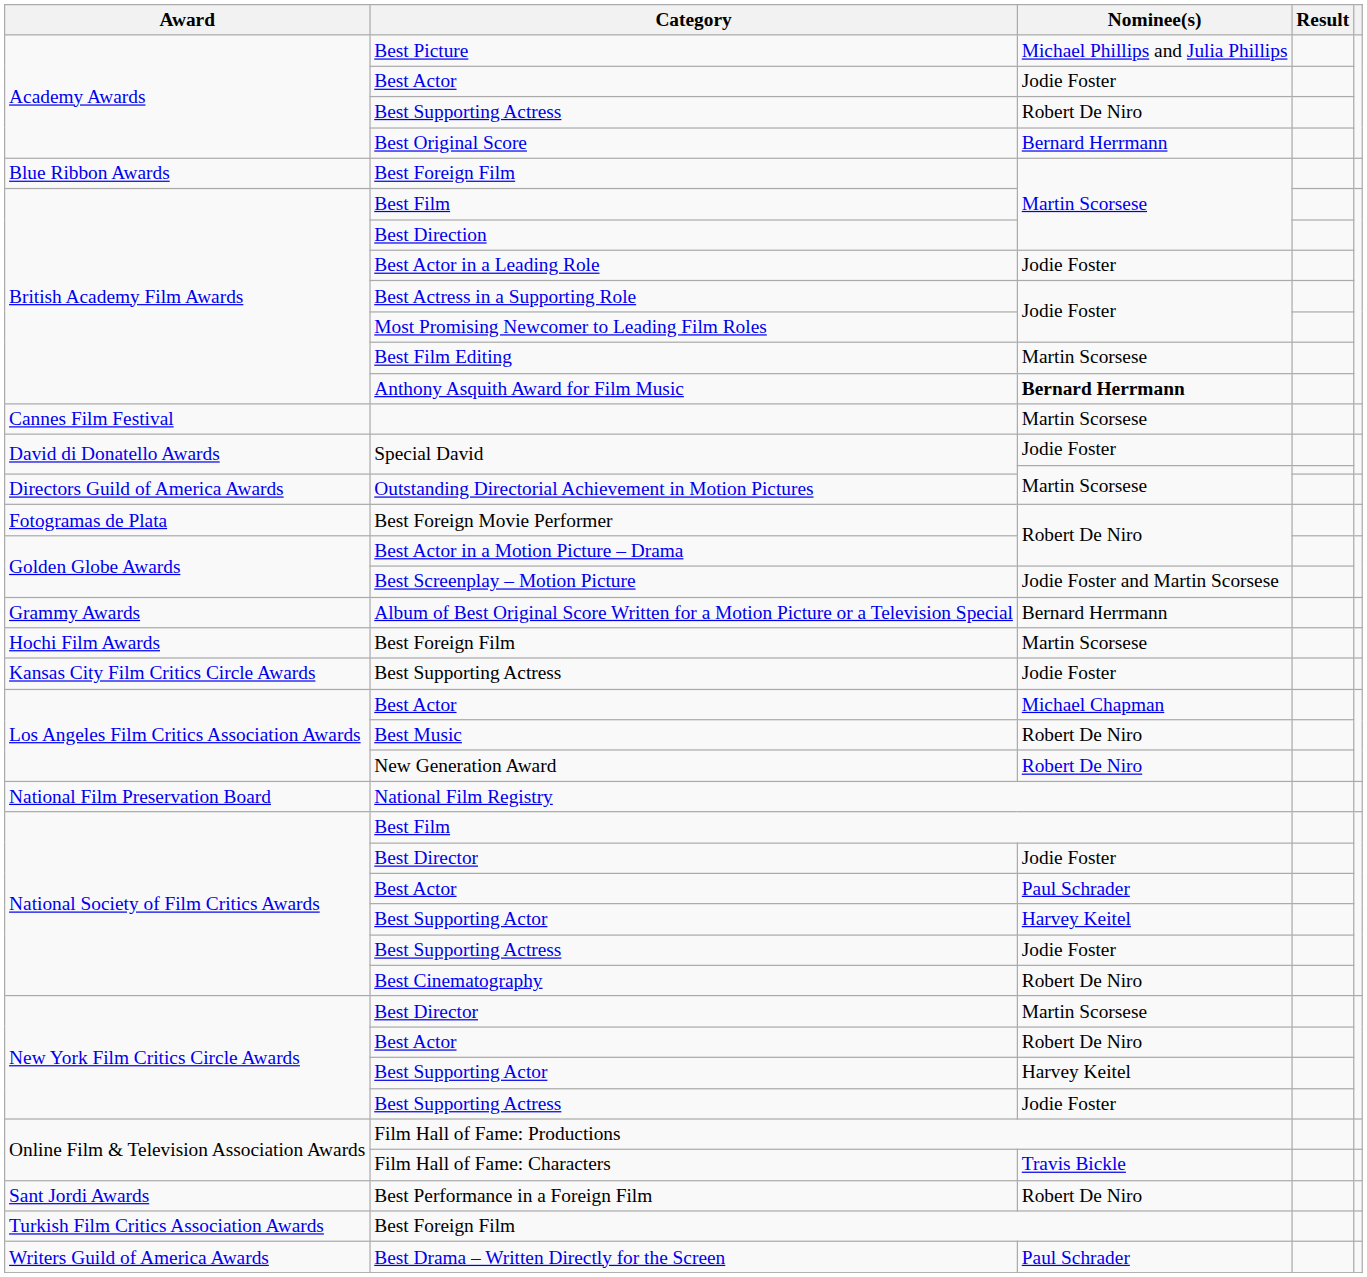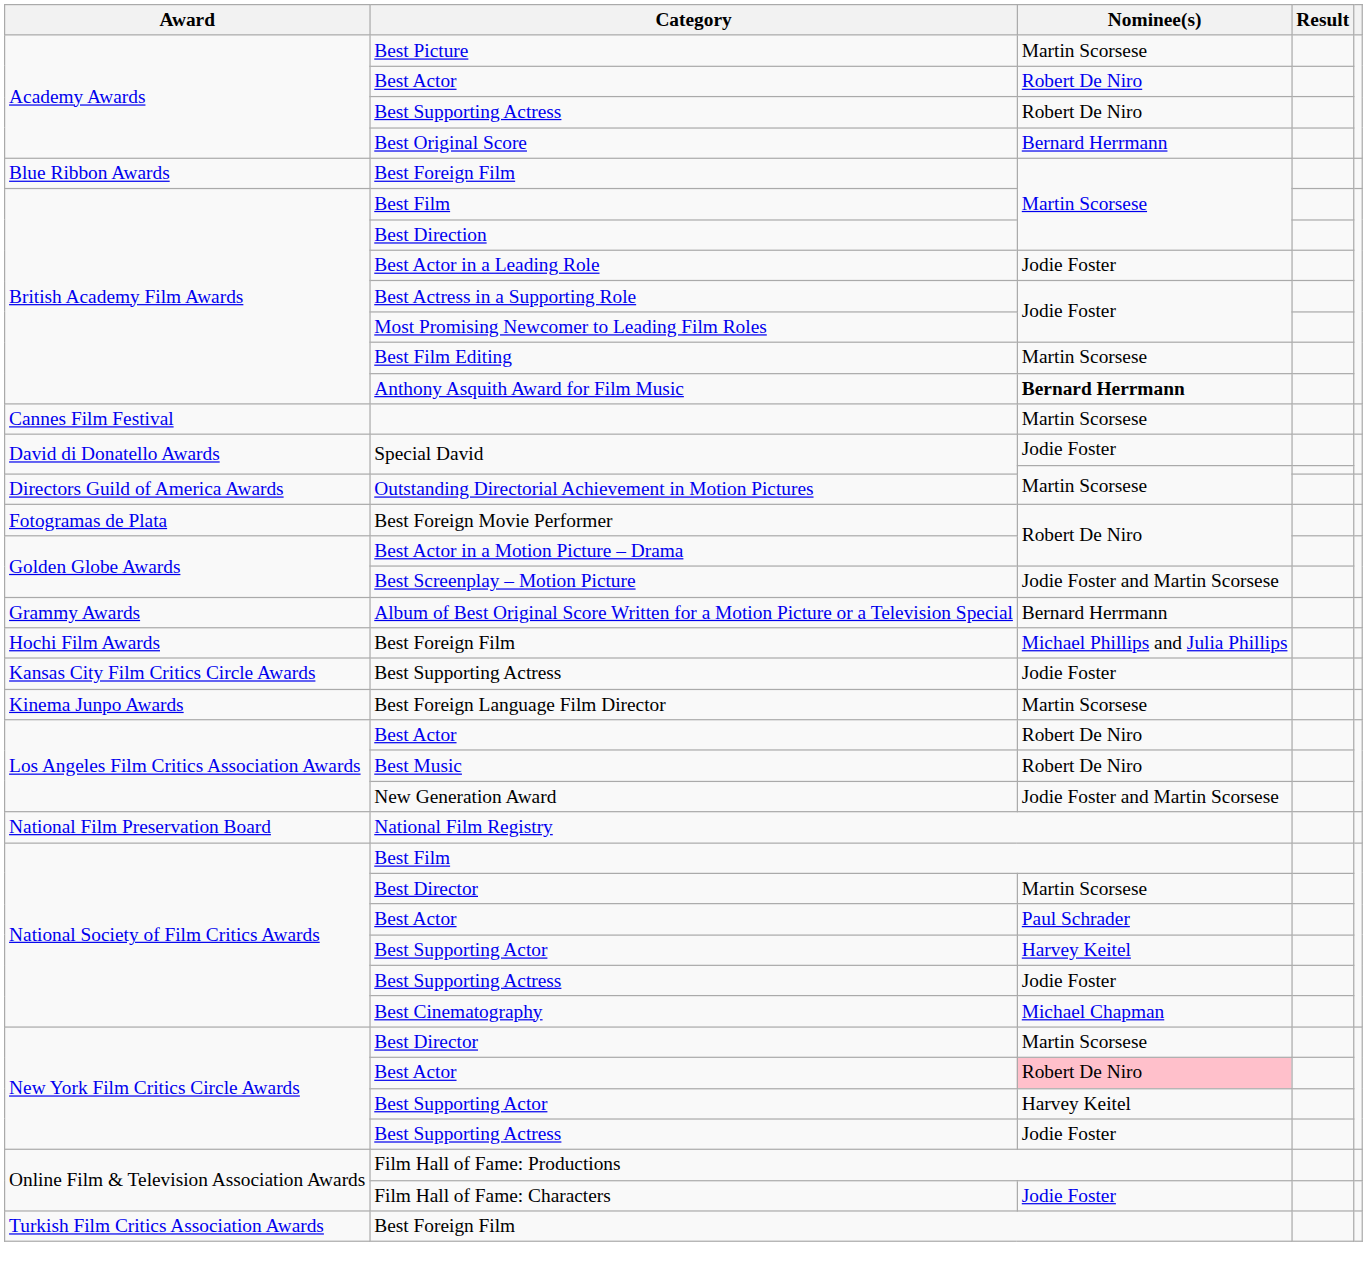(1155, 50) Michael Phillips and Julia Phillips -> (1084, 50) Martin Scorsese
(1069, 81) Jodie Foster -> (1082, 81) Robert De Niro
(1084, 642) Martin Scorsese -> (1155, 642) Michael Phillips and Julia Phillips
+ row: (96, 704)
(1093, 704) Michael Chapman -> (1082, 734) Robert De Niro
(1082, 765) Robert De Niro -> (1150, 796) Jodie Foster and Martin Scorsese
(1069, 857) Jodie Foster -> (1084, 888) Martin Scorsese
(1082, 980) Robert De Niro -> (1093, 1011) Michael Chapman
(1082, 1041) no background -> (1082, 1072) pink background
(1074, 1164) Travis Bickle -> (1069, 1195) Jodie Foster
- row: (79, 1195)
- row: (139, 1256)
